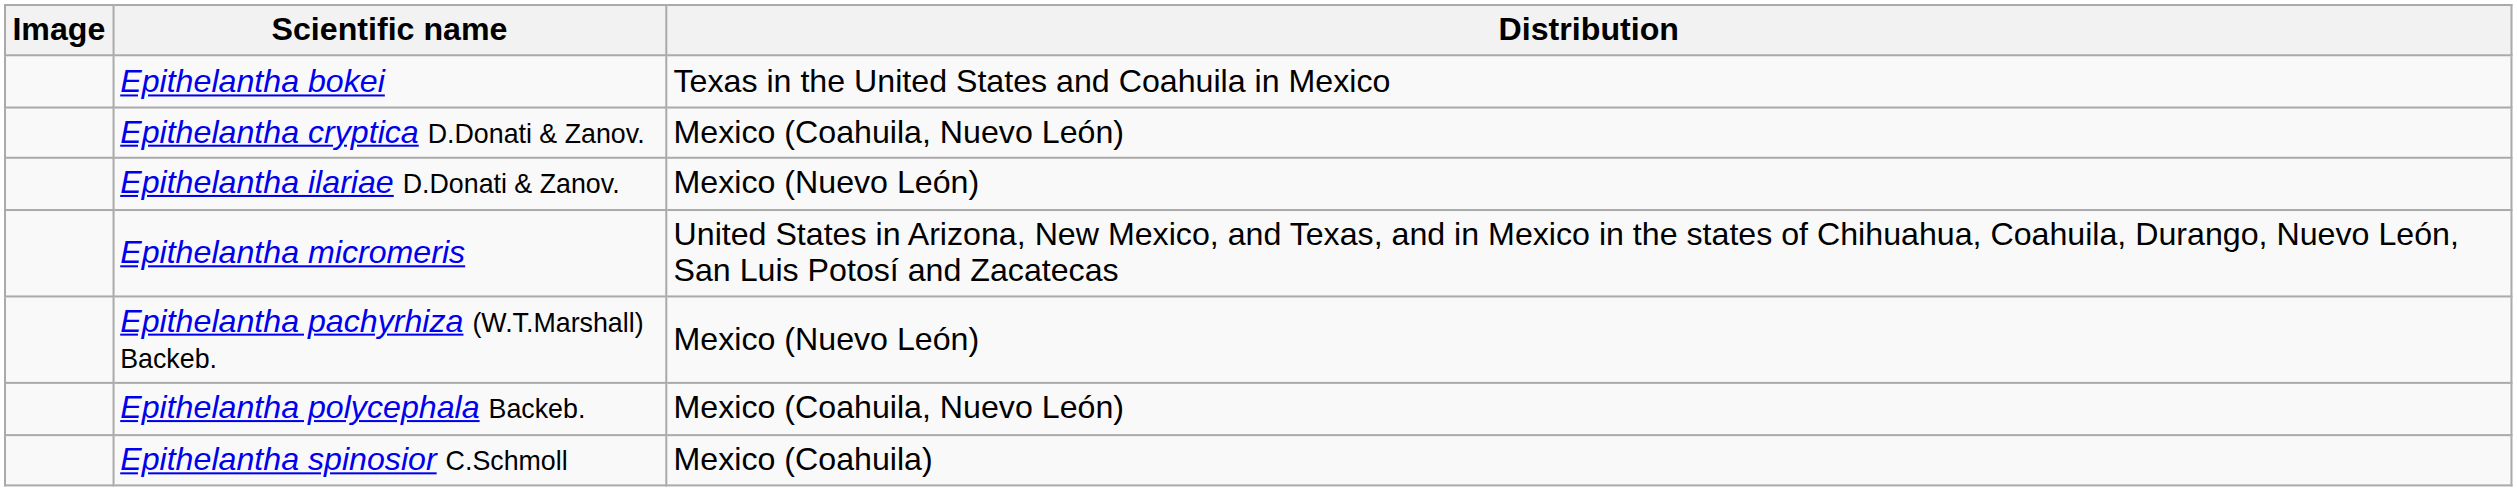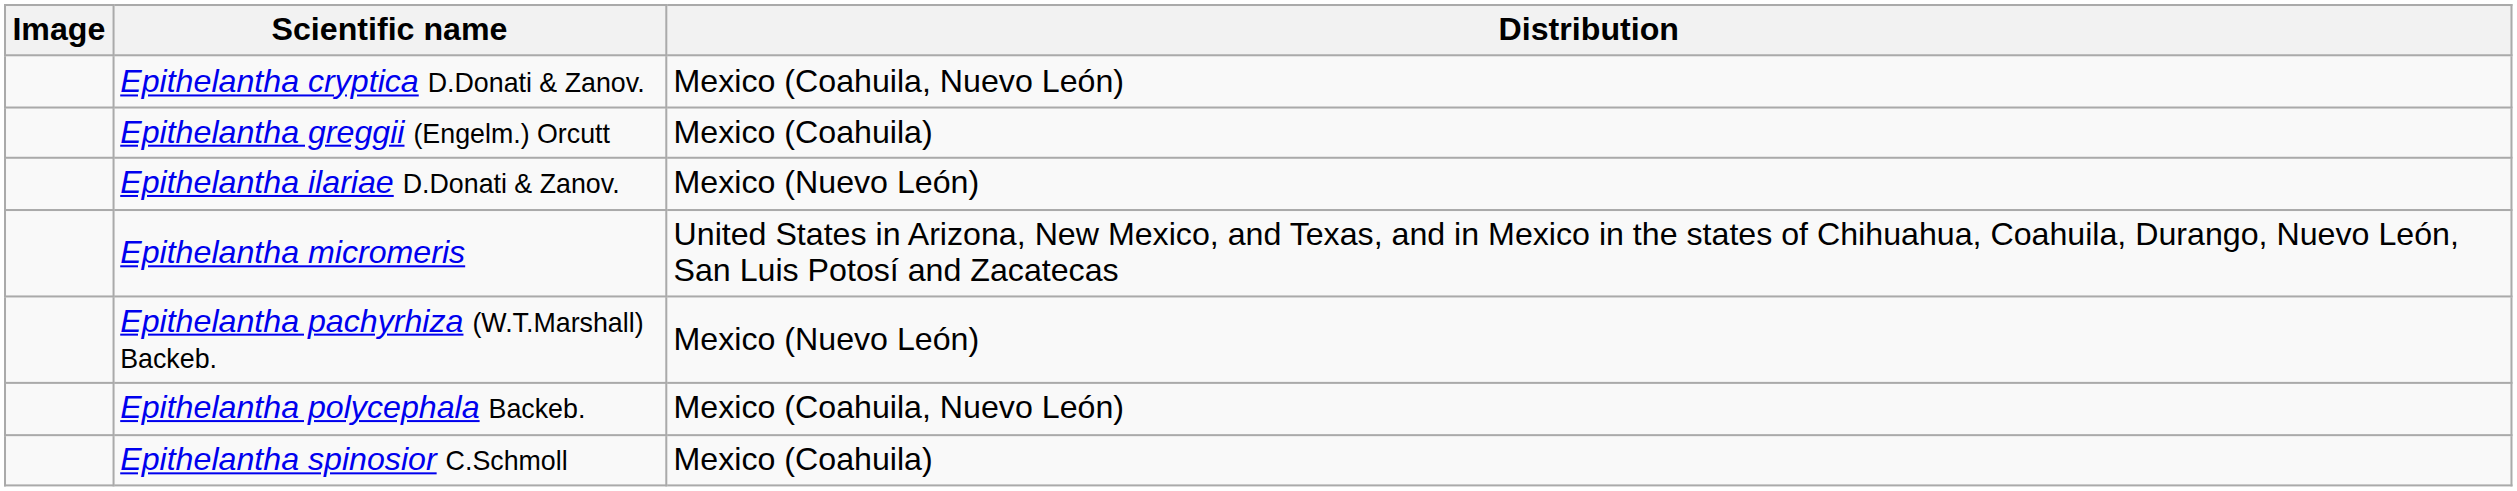- row: (253, 81)
+ row: (365, 132)
